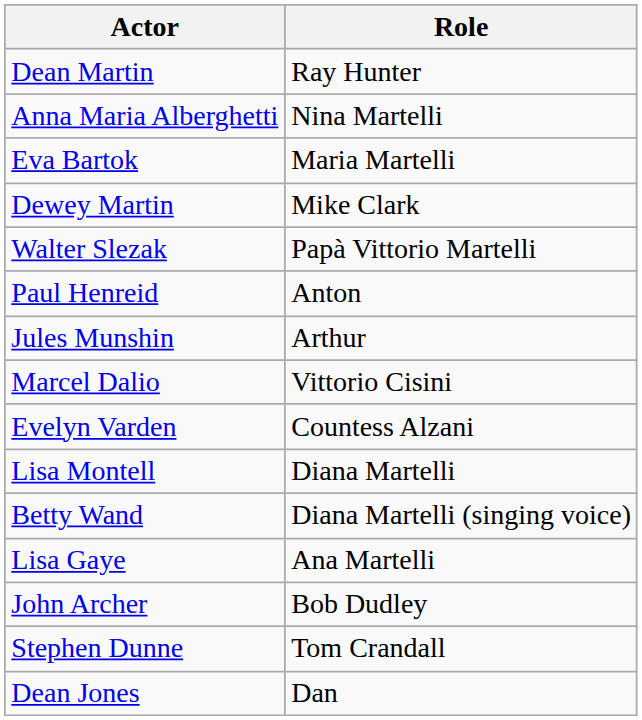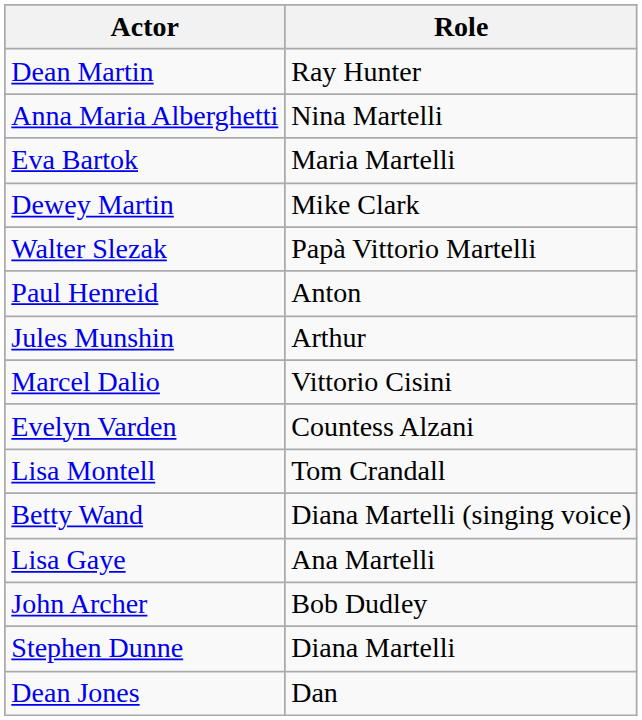(373, 470) Diana Martelli -> (368, 470) Tom Crandall
(368, 648) Tom Crandall -> (373, 648) Diana Martelli
